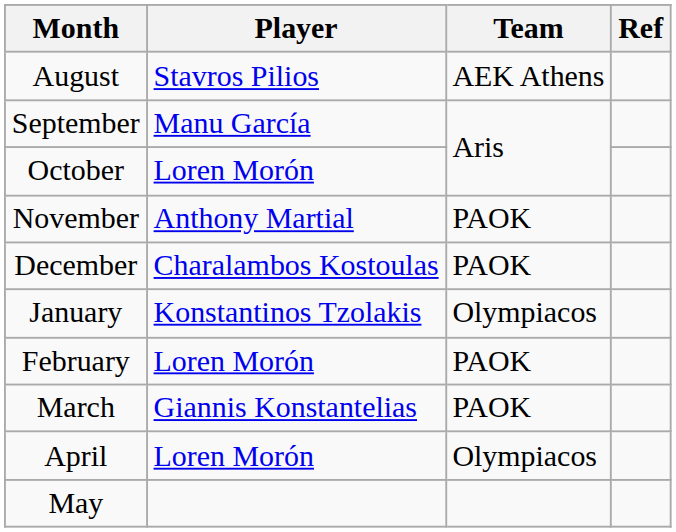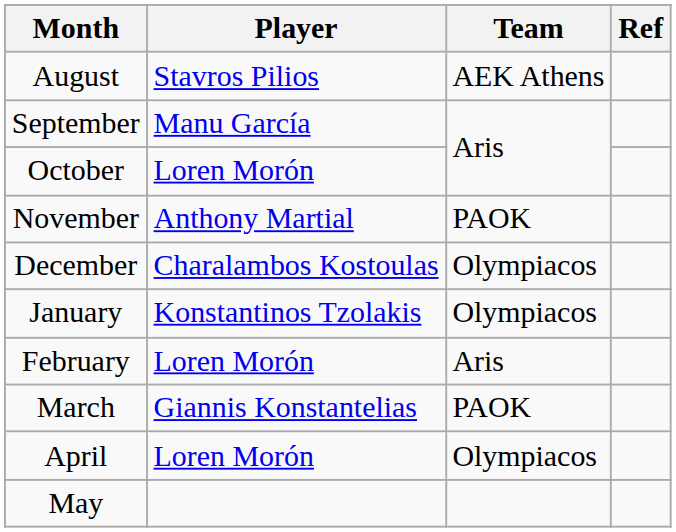(492, 265) PAOK -> (525, 265) Olympiacos
(492, 360) PAOK -> (478, 360) Aris
